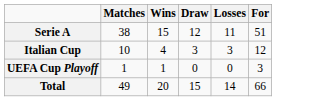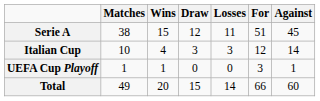+ column: (293, 13)
